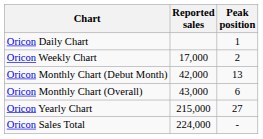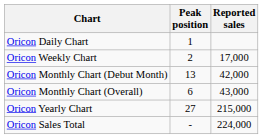columns swapped: (237, 18) <-> (193, 18)
